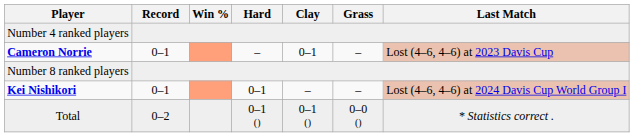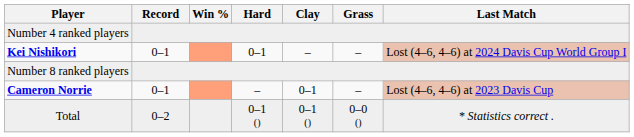rows swapped: (42, 90) <-> (50, 52)
